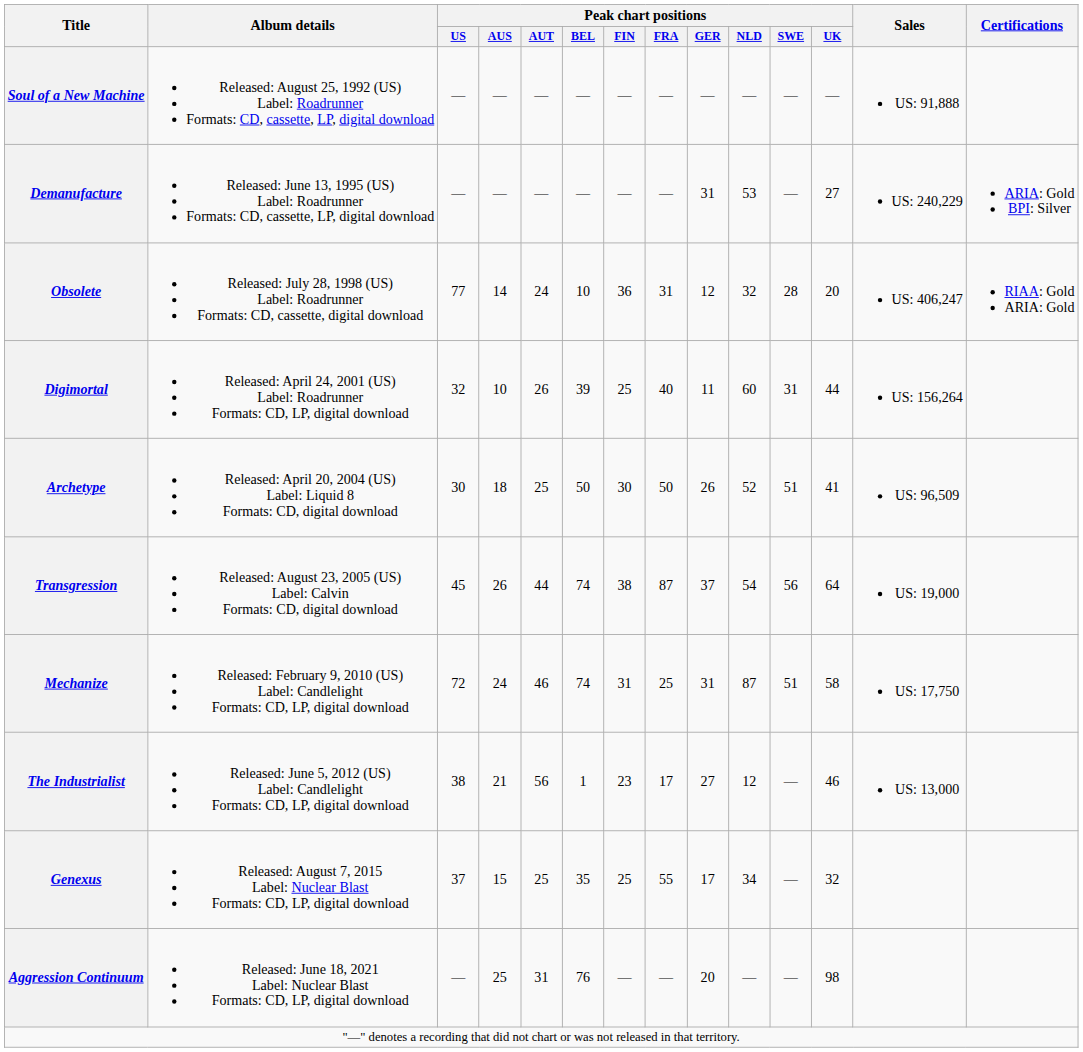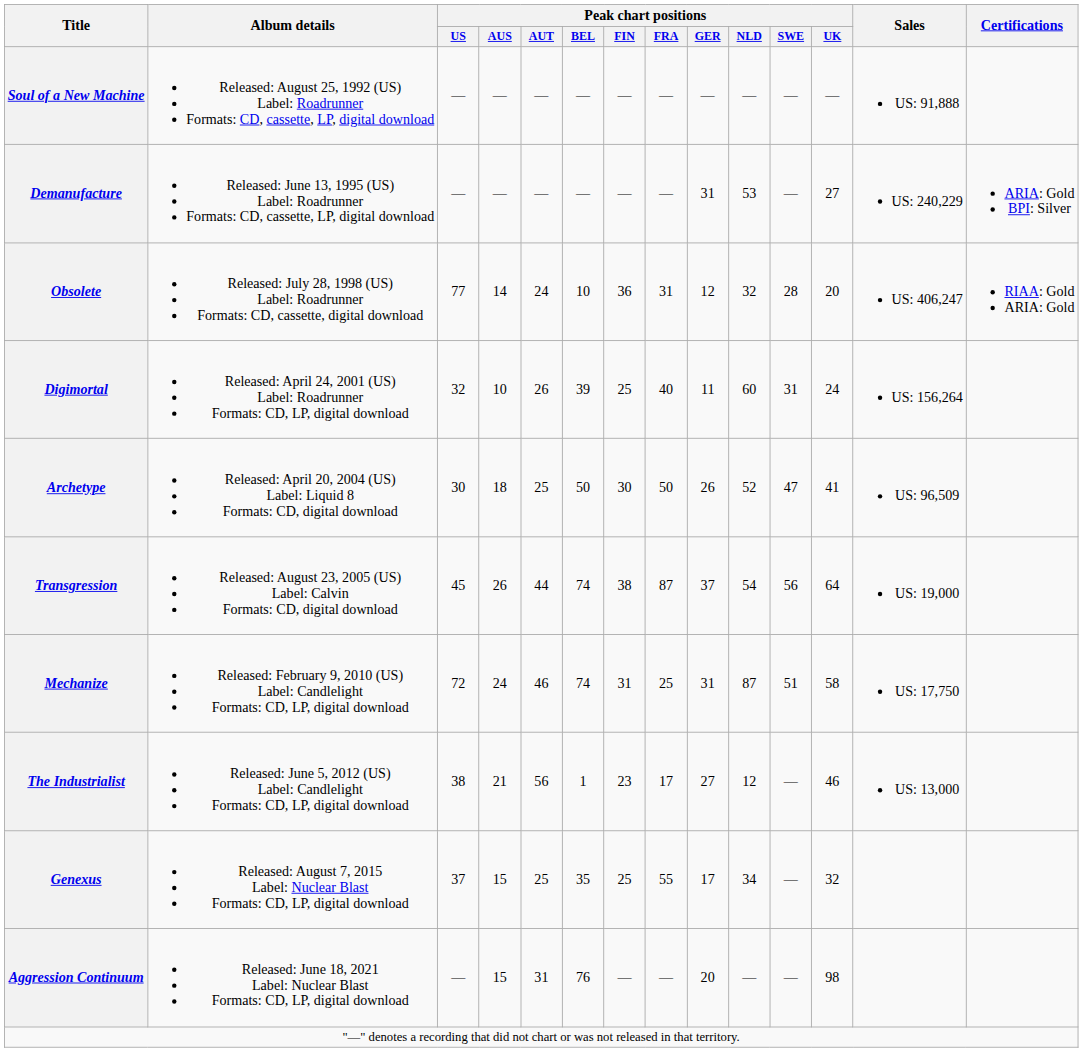(832, 389) 44 -> (832, 389) 24
(791, 487) 51 -> (791, 487) 47
(500, 977) 25 -> (500, 977) 15
